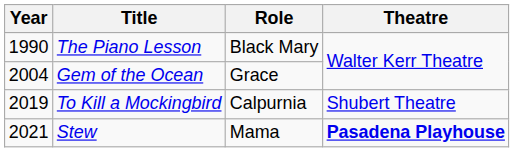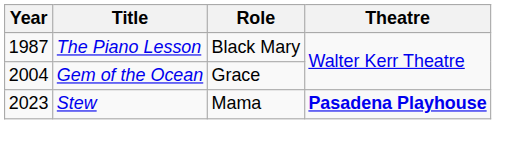(29, 47) 1990 -> (29, 47) 1987
- row: (139, 103)
(29, 132) 2021 -> (29, 103) 2023
